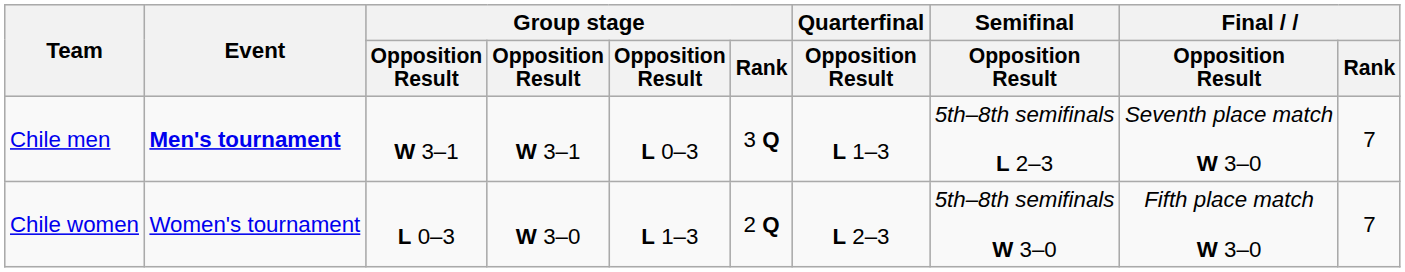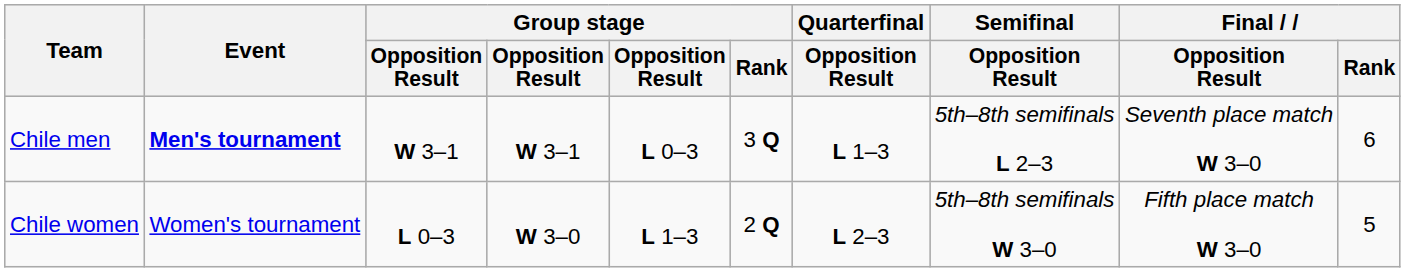(1369, 139) 7 -> (1369, 139) 6
(1369, 224) 7 -> (1369, 224) 5
